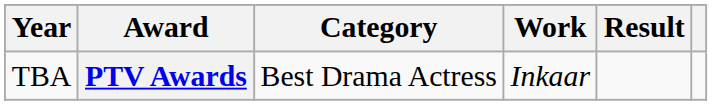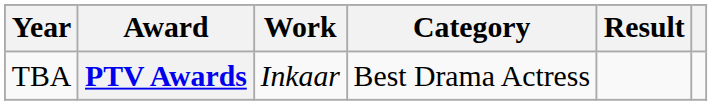columns swapped: (379, 28) <-> (550, 28)
